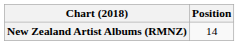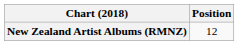(212, 31) 14 -> (212, 31) 12
